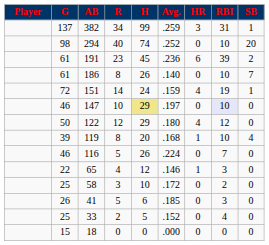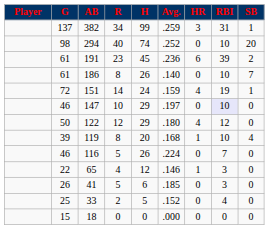(145, 106) khaki background -> (145, 106) no background
- row: (91, 185)
